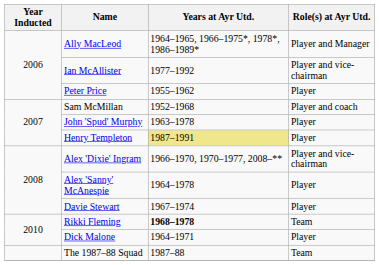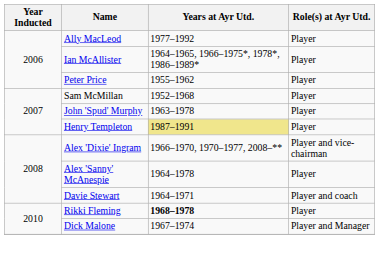(215, 44) 1964–1965, 1966–1975*, 1978*, 1986–1989* -> (172, 38) 1977–1992
(330, 44) Player and Manager -> (303, 38) Player
(172, 70) 1977–1992 -> (215, 59) 1964–1965, 1966–1975*, 1978*, 1986–1989*
(323, 70) Player and vice-chairman -> (303, 59) Player
(324, 107) Player and coach -> (303, 96) Player
(172, 206) 1967–1974 -> (172, 195) 1964–1971
(303, 206) Player -> (324, 195) Player and coach
(302, 221) Team -> (303, 210) Player
(172, 237) 1964–1971 -> (172, 226) 1967–1974
(303, 237) Player -> (330, 226) Player and Manager
- row: (103, 252)
